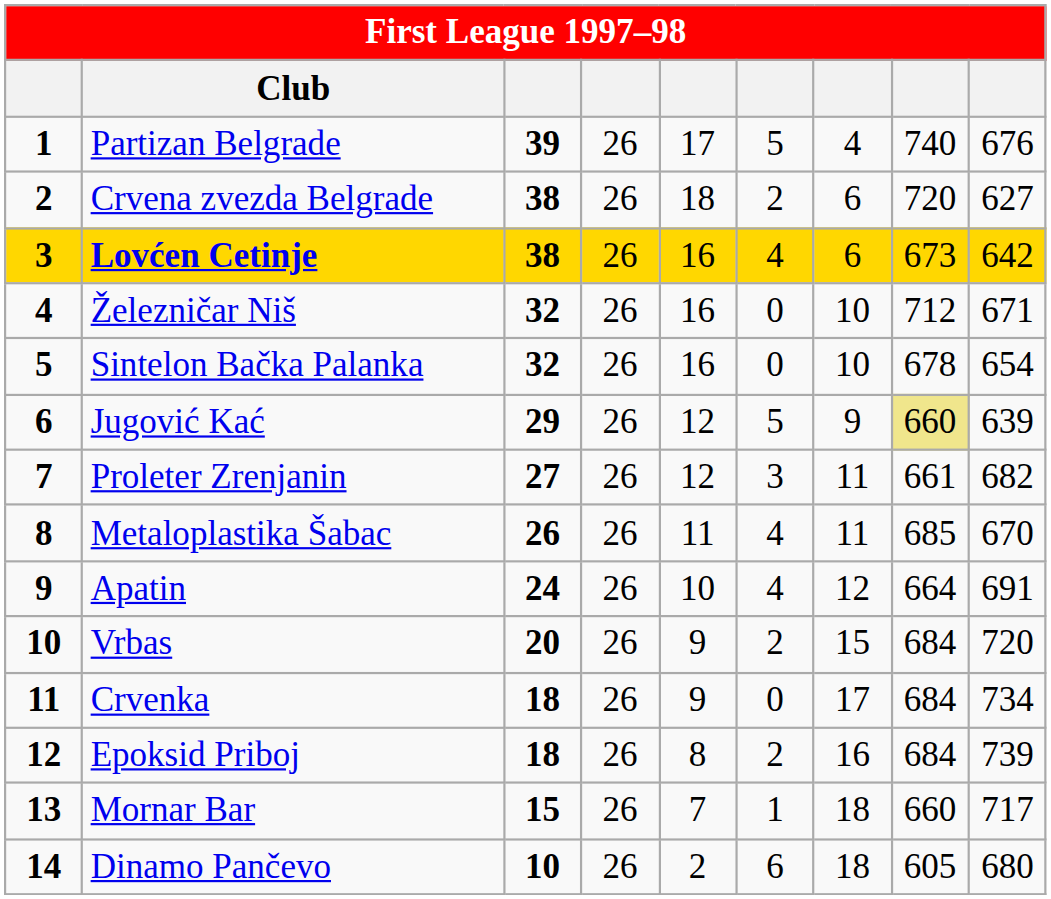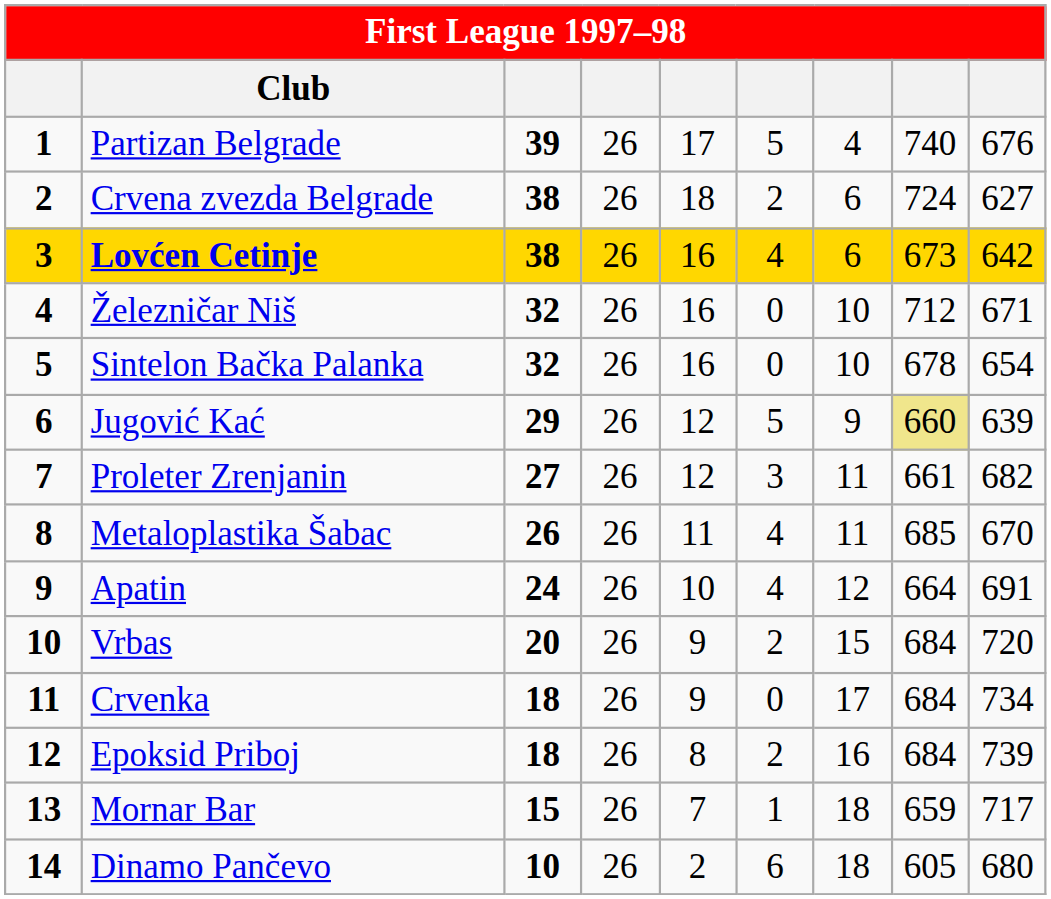(930, 198) 720 -> (930, 198) 724
(930, 810) 660 -> (930, 810) 659
